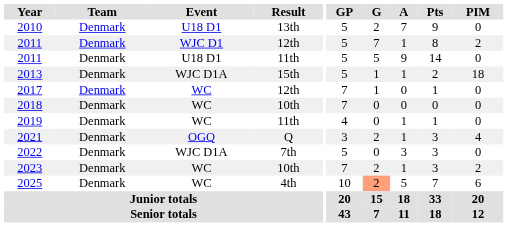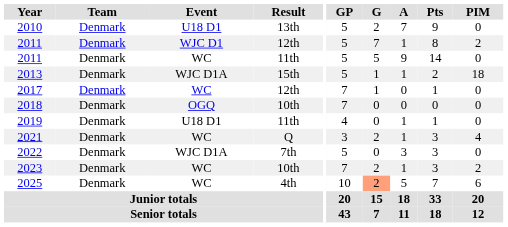(201, 58) U18 D1 -> (201, 58) WC
(201, 105) WC -> (201, 105) OGQ
(201, 121) WC -> (201, 121) U18 D1
(201, 136) OGQ -> (201, 136) WC
